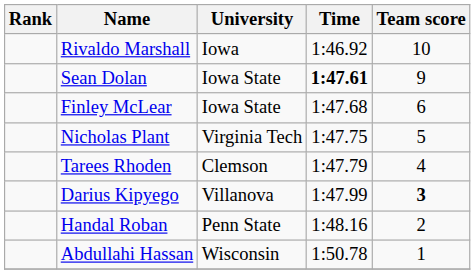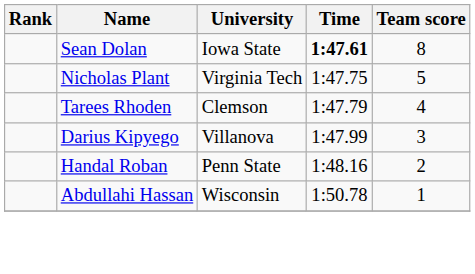- row: (125, 48)
(421, 78) 9 -> (421, 48) 8
- row: (116, 107)
(421, 195) bold -> (421, 136) normal
